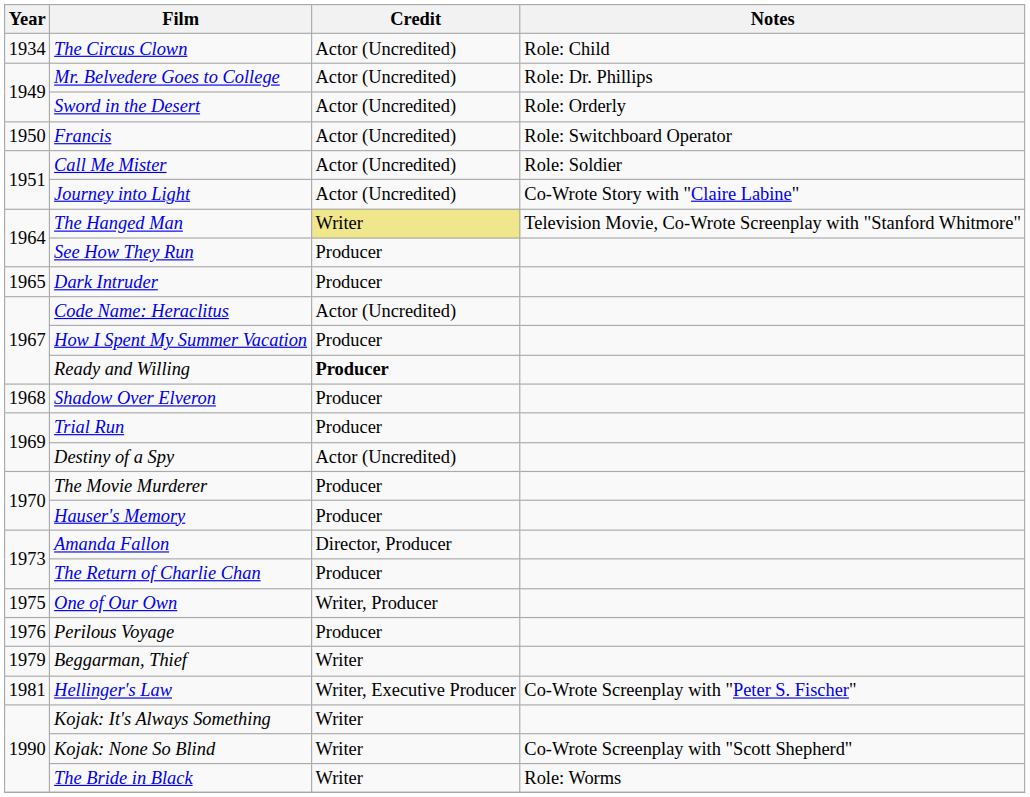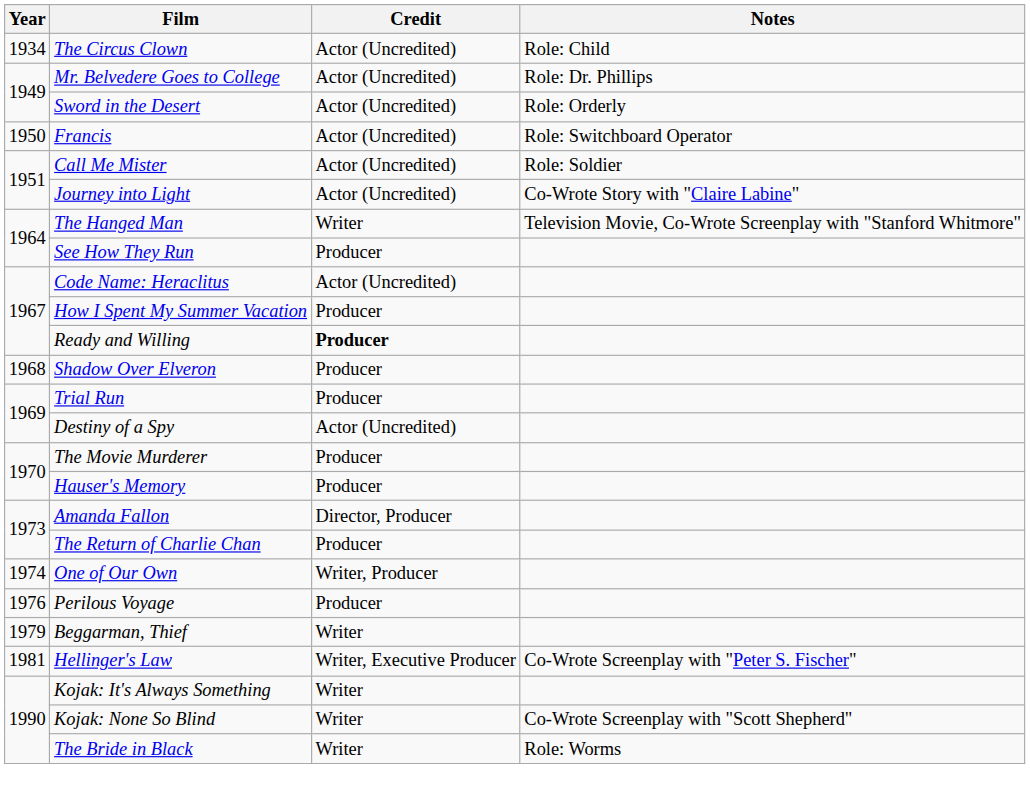(339, 223) khaki background -> (339, 223) no background
- row: (106, 281)
(27, 602) 1975 -> (27, 573) 1974
